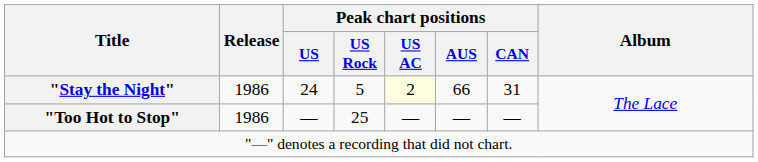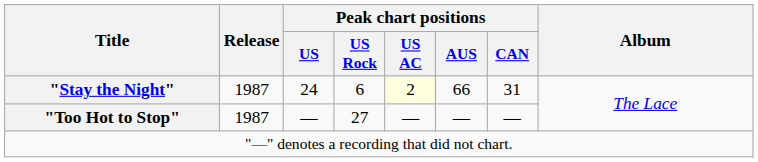(252, 89) 1986 -> (252, 89) 1987
(360, 89) 5 -> (360, 89) 6
(252, 117) 1986 -> (252, 117) 1987
(360, 117) 25 -> (360, 117) 27
